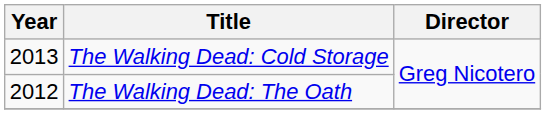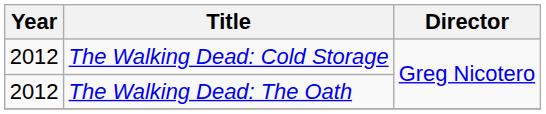(34, 56) 2013 -> (34, 56) 2012
